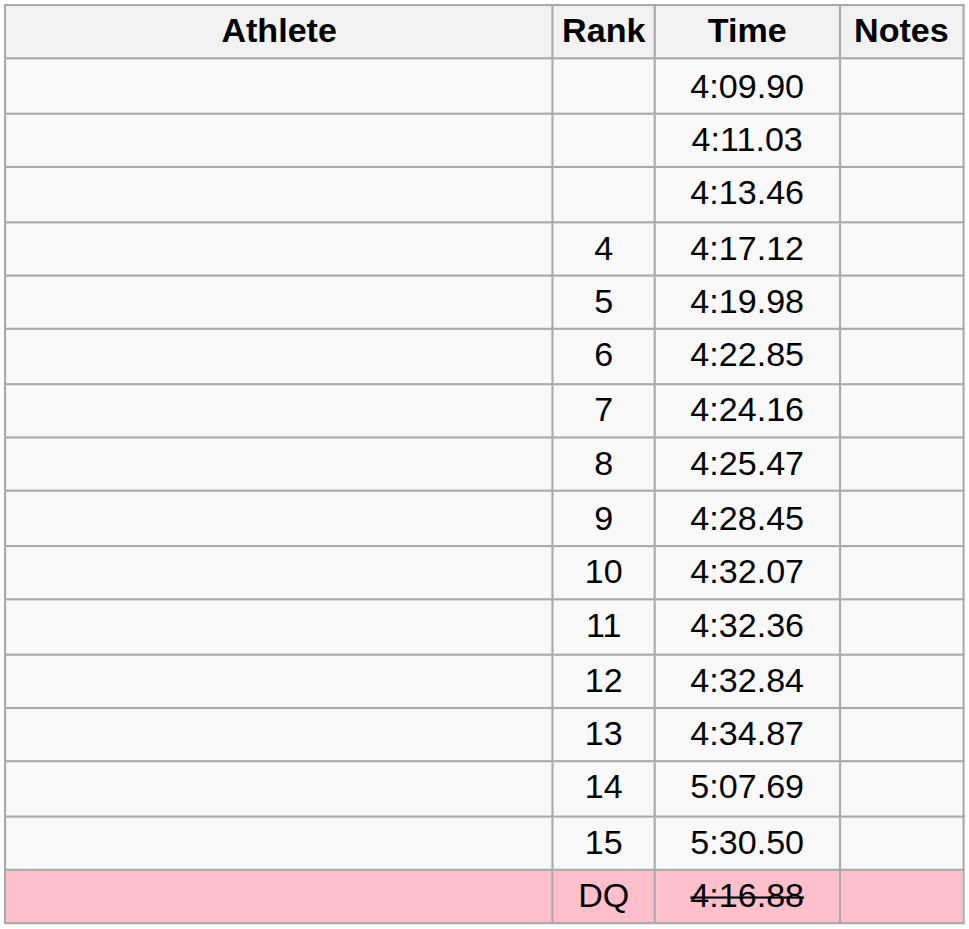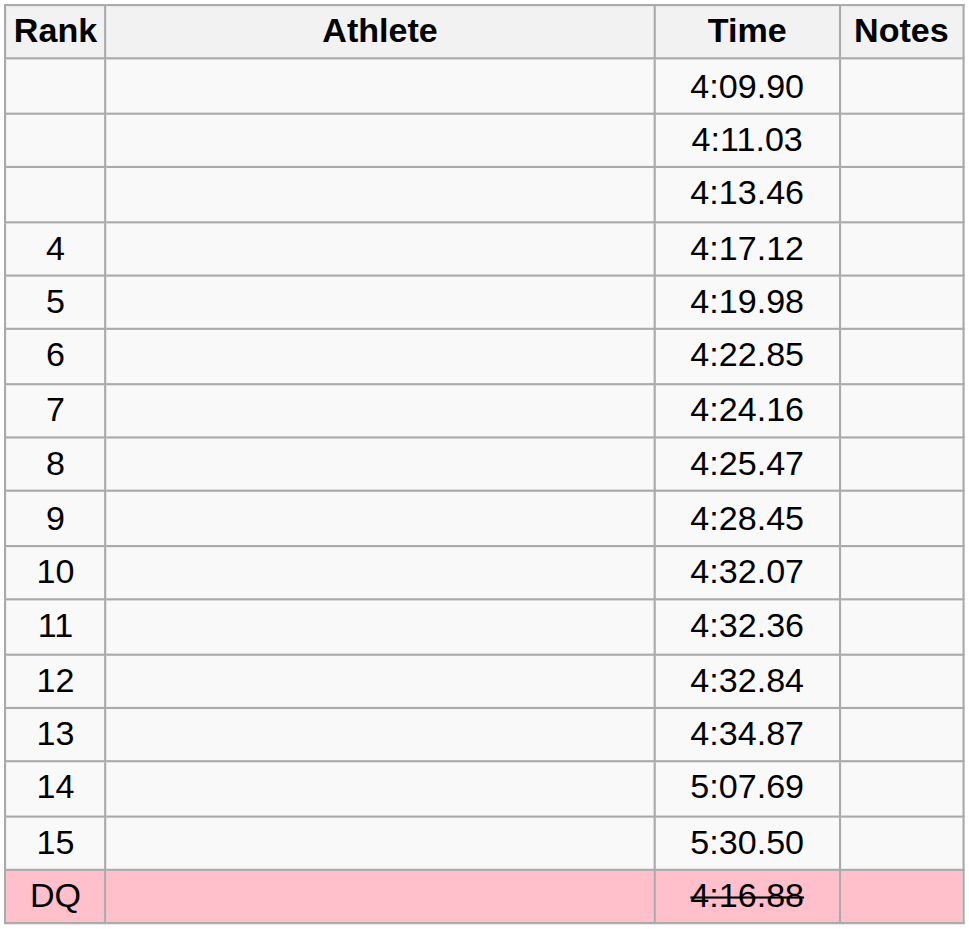columns swapped: (604, 31) <-> (279, 31)
